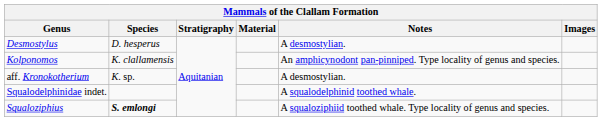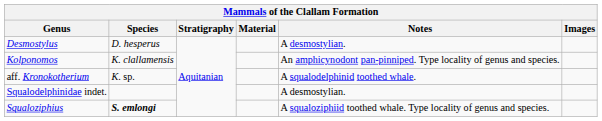(313, 76) A desmostylian. -> (348, 76) A squalodelphinid toothed whale.
(348, 92) A squalodelphinid toothed whale. -> (313, 92) A desmostylian.
